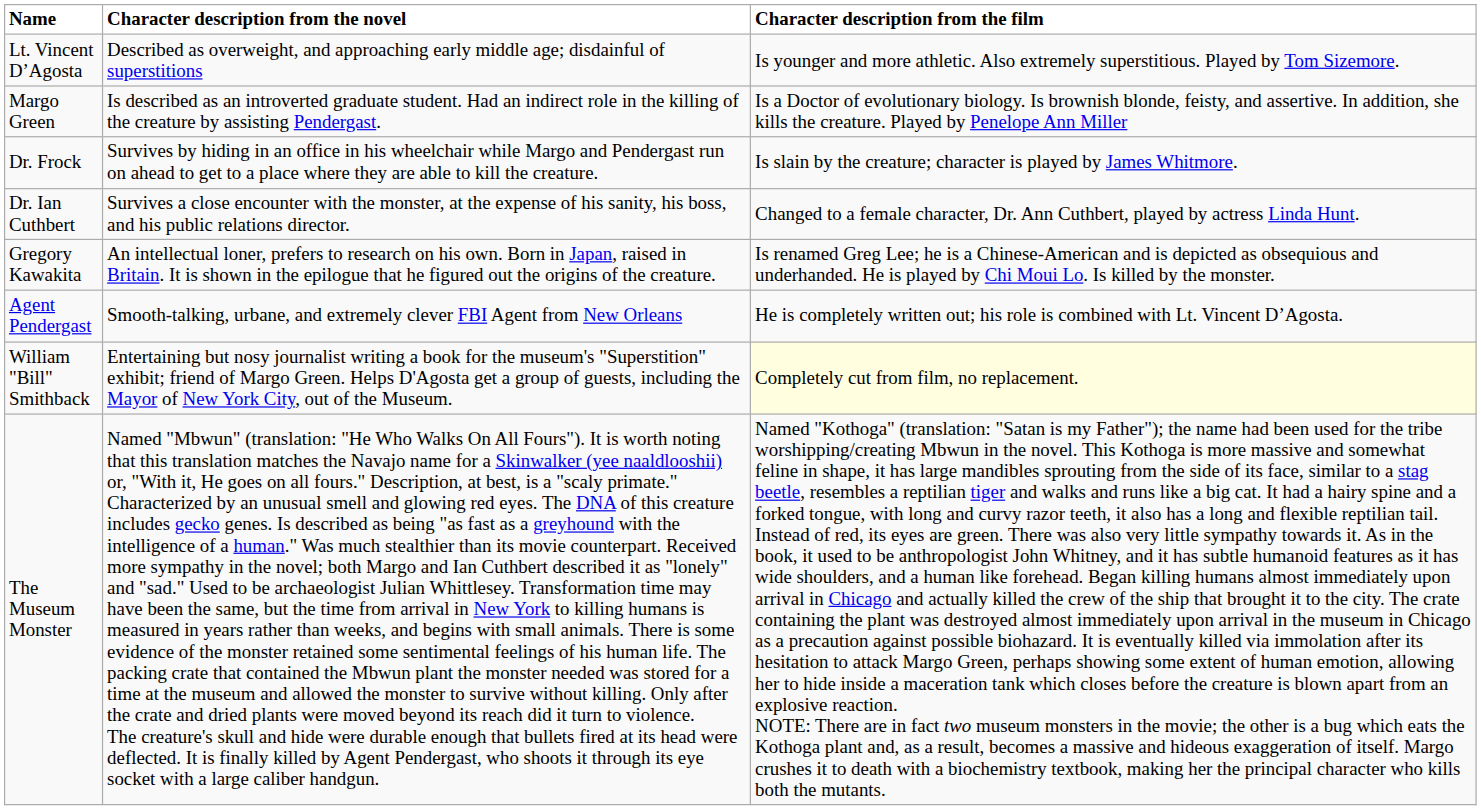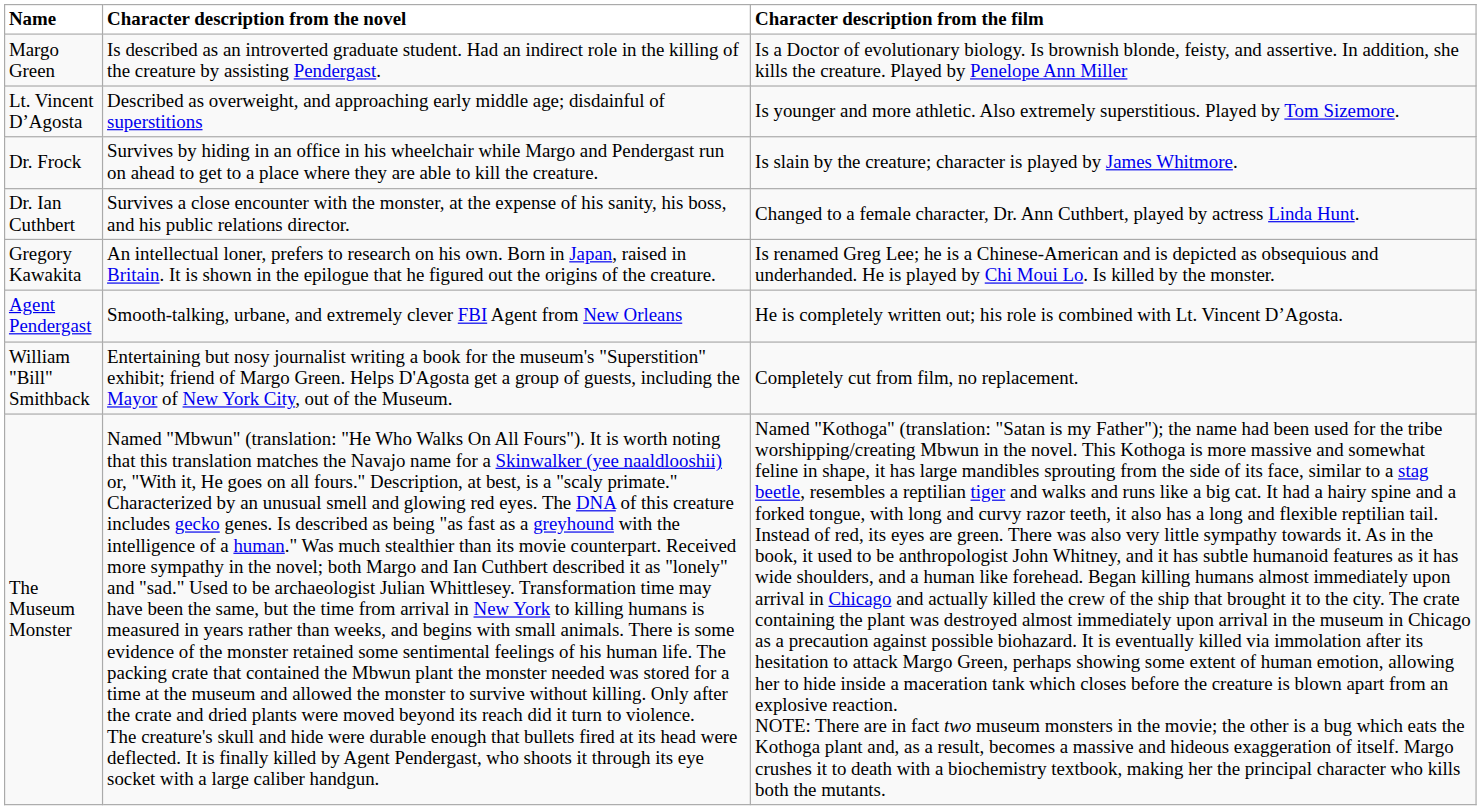rows swapped: (34, 111) <-> (51, 60)
(917, 377) lightyellow background -> (917, 377) no background
